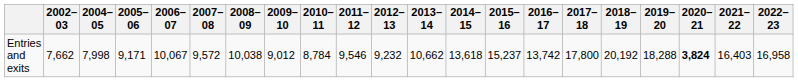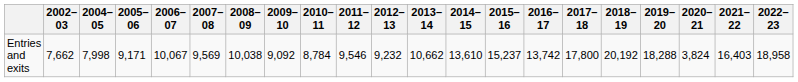(206, 55) 9,572 -> (206, 55) 9,569
(281, 55) 9,012 -> (281, 55) 9,092
(466, 55) 13,618 -> (466, 55) 13,610
(696, 55) bold -> (696, 55) normal
(773, 55) 16,958 -> (773, 55) 18,958
